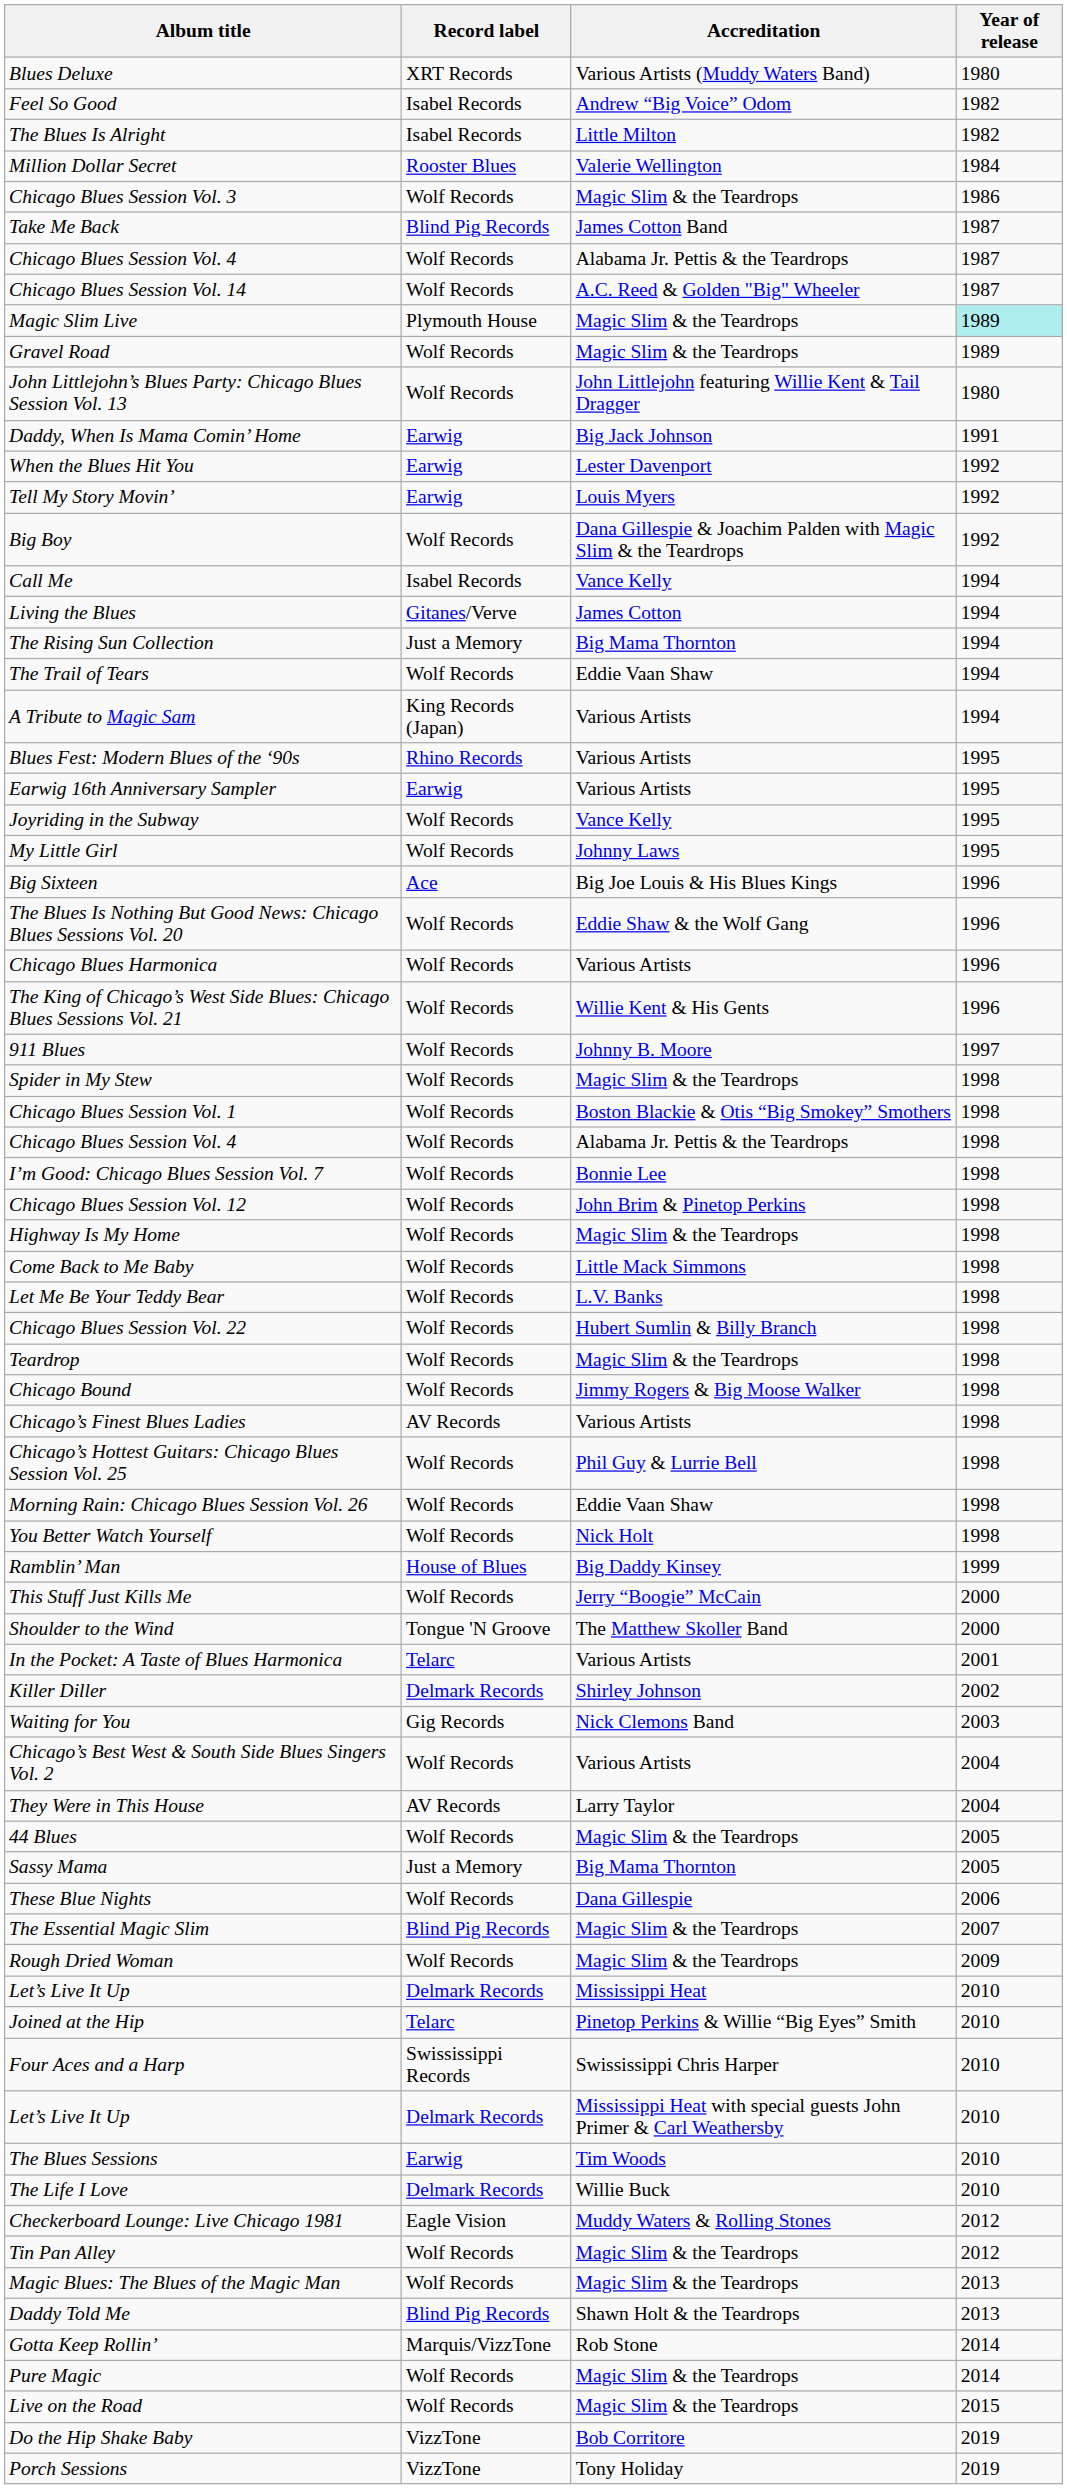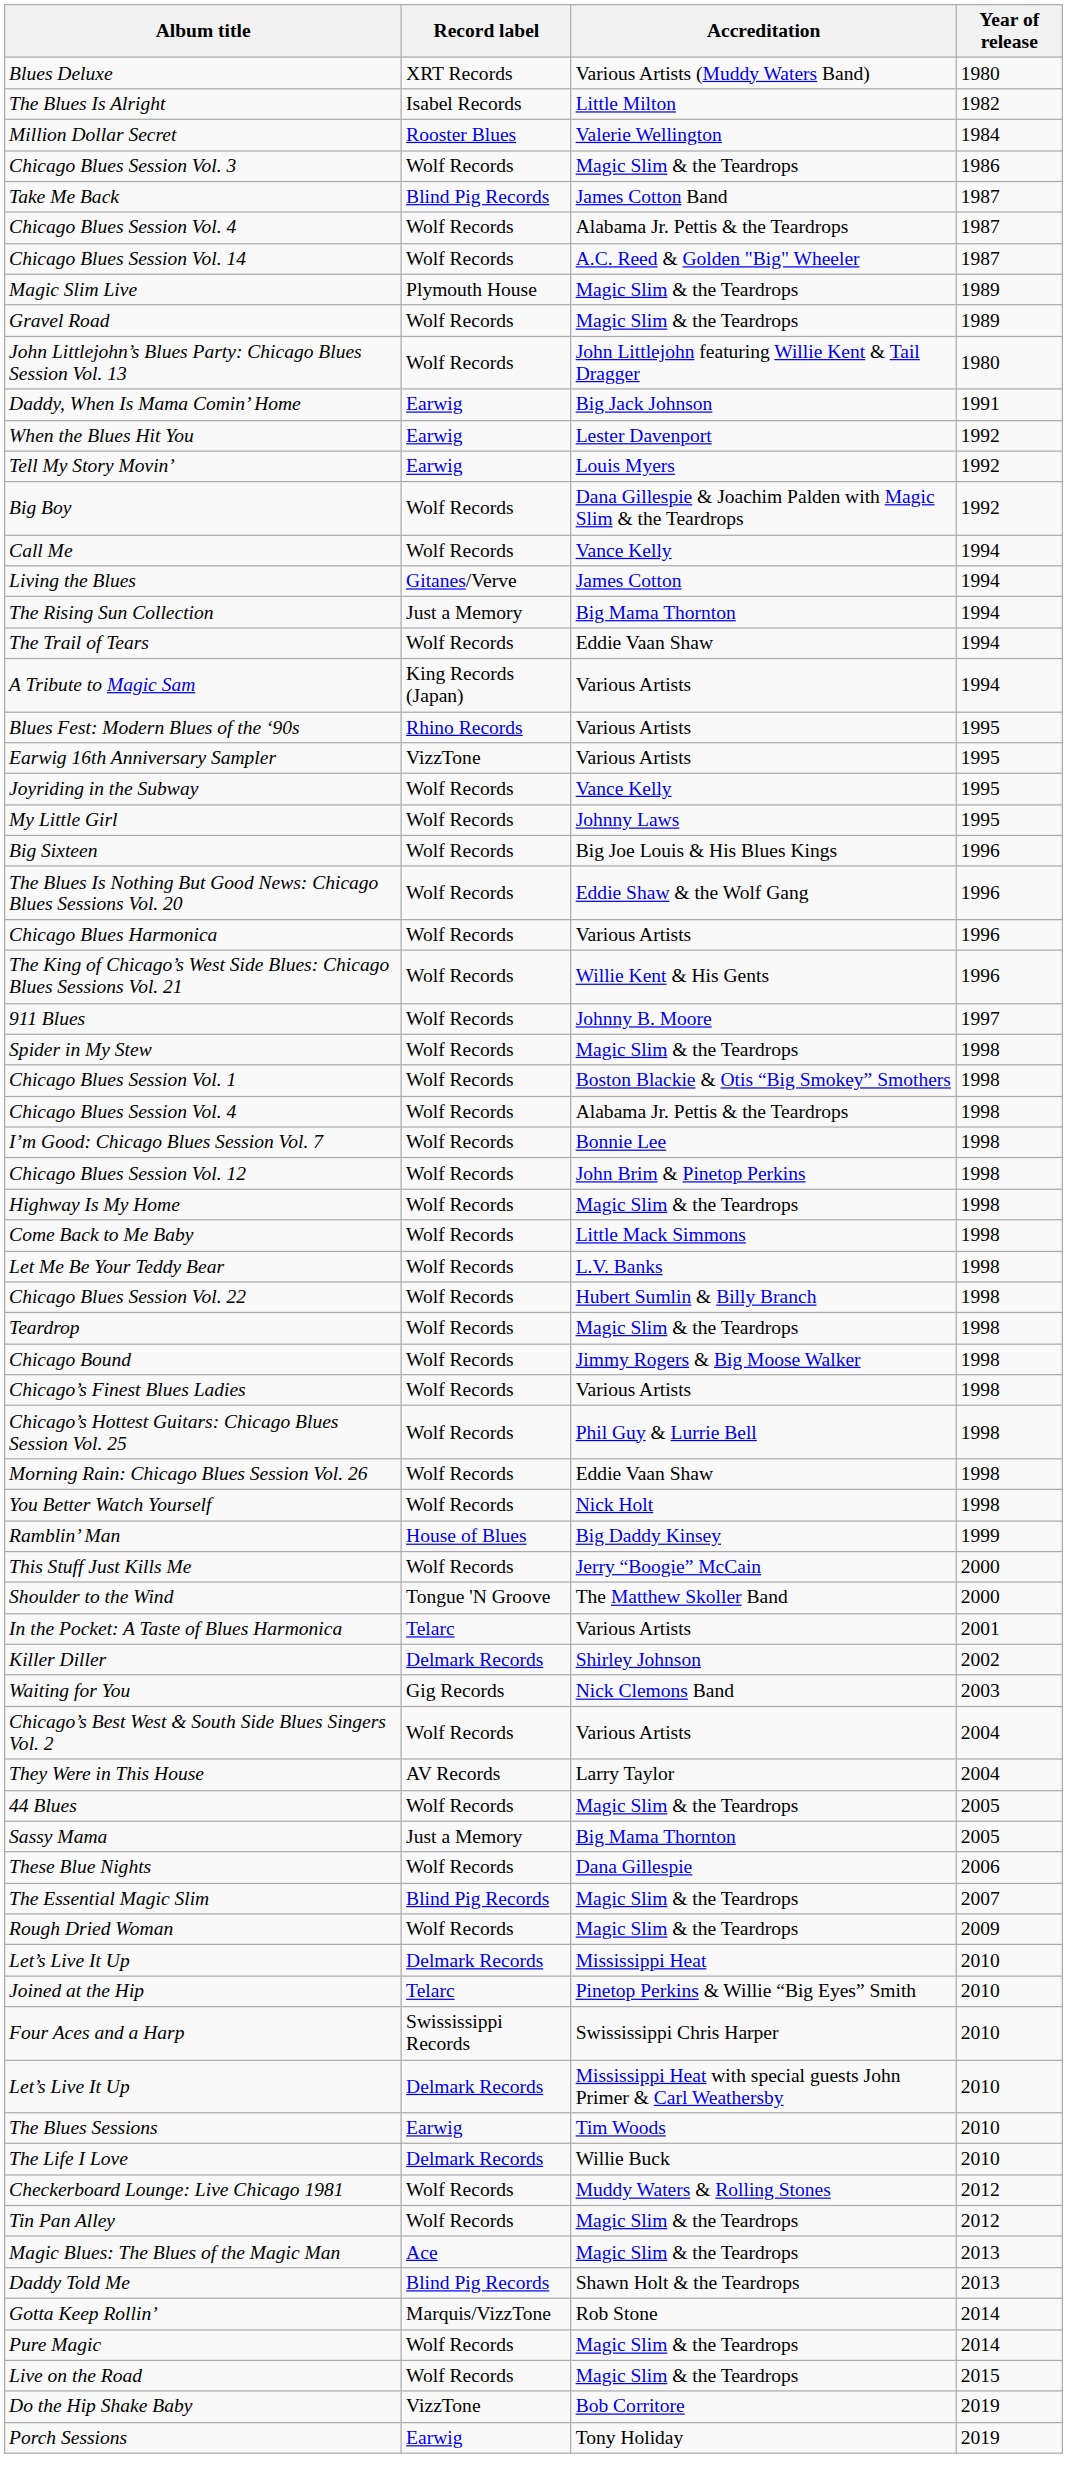- row: (63, 103)
(980, 320) paleturquoise background -> (980, 289) no background
(464, 581) Isabel Records -> (460, 550) Wolf Records
(434, 788) Earwig -> (443, 757) VizzTone
(422, 881) Ace -> (460, 850) Wolf Records
(453, 1420) AV Records -> (460, 1390) Wolf Records
(456, 2220) Eagle Vision -> (460, 2189) Wolf Records
(460, 2282) Wolf Records -> (422, 2251) Ace
(443, 2468) VizzTone -> (434, 2437) Earwig
